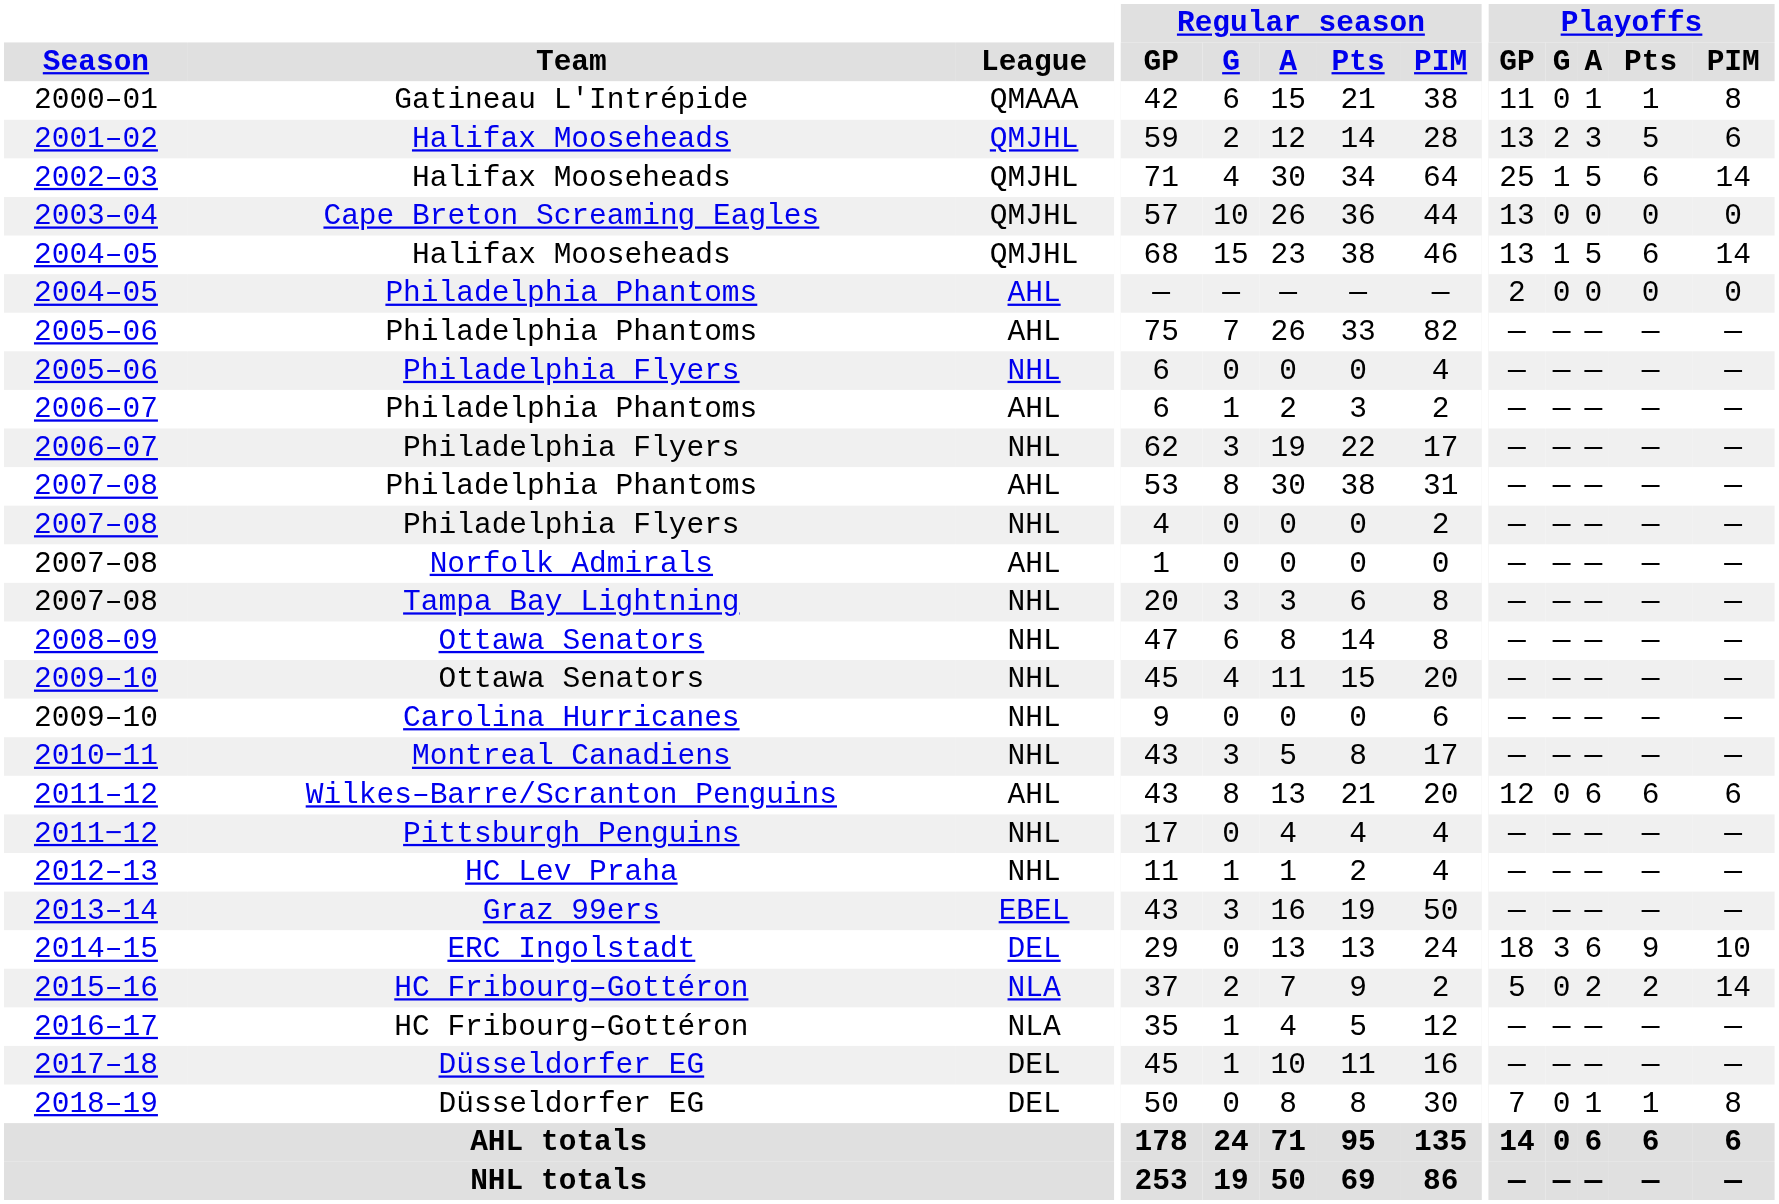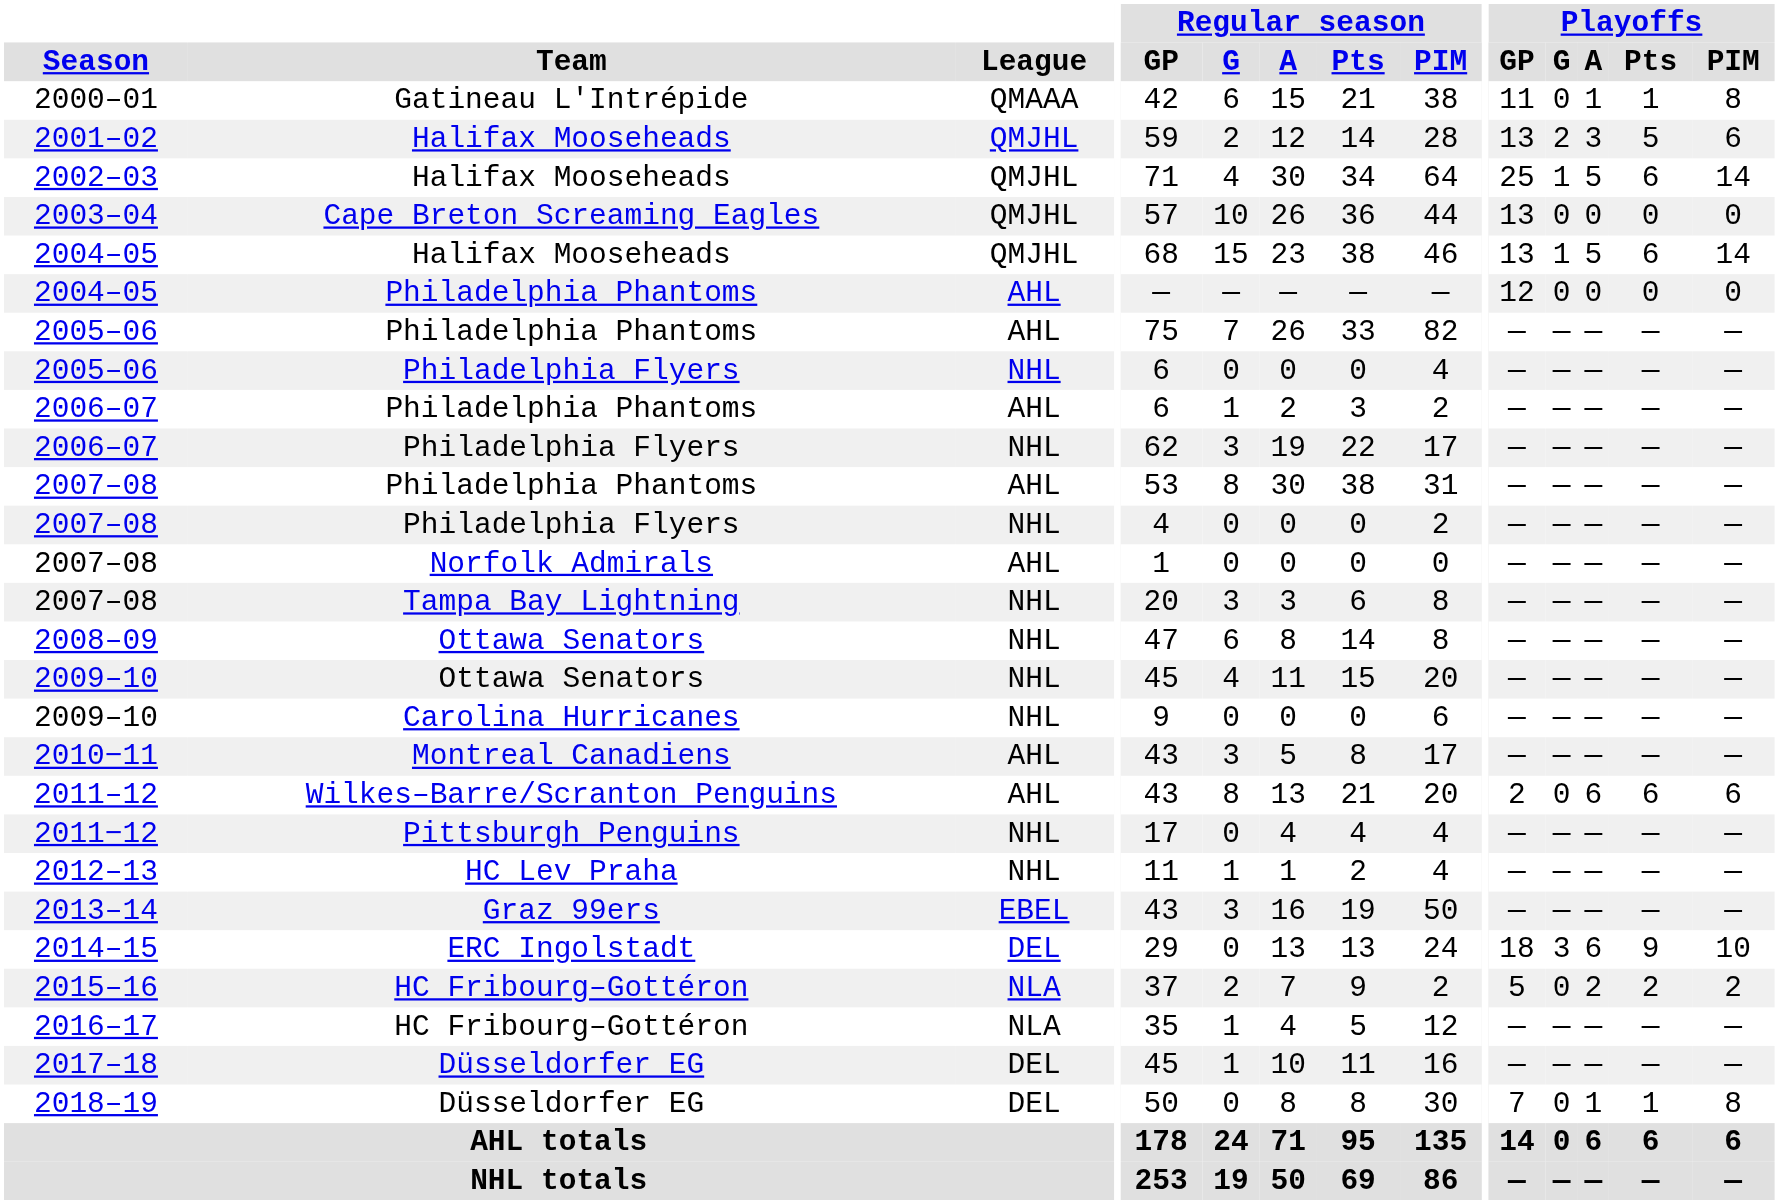(1517, 293) 2 -> (1517, 293) 12
(1034, 757) NHL -> (1034, 757) AHL
(1517, 795) 12 -> (1517, 795) 2
(1733, 988) 14 -> (1733, 988) 2
